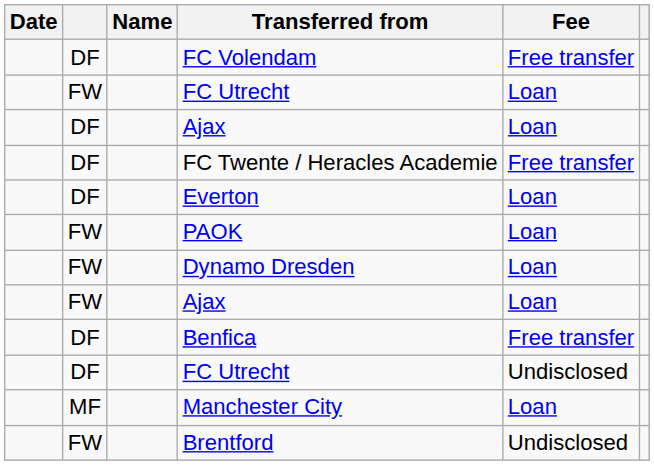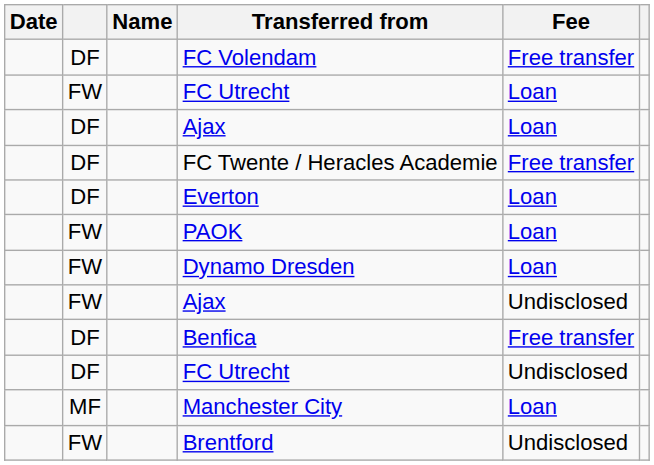(532, 302) Loan -> (568, 302) Undisclosed
